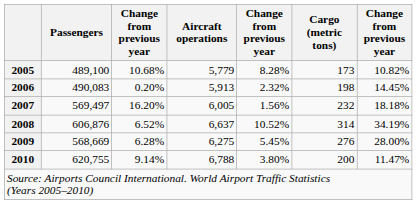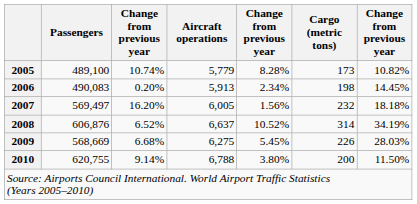(147, 69) 10.68% -> (147, 69) 10.74%
(274, 87) 2.32% -> (274, 87) 2.34%
(149, 141) 6.28% -> (149, 141) 6.68%
(346, 141) 276 -> (346, 141) 226
(392, 141) 28.00% -> (392, 141) 28.03%
(392, 159) 11.47% -> (392, 159) 11.50%
